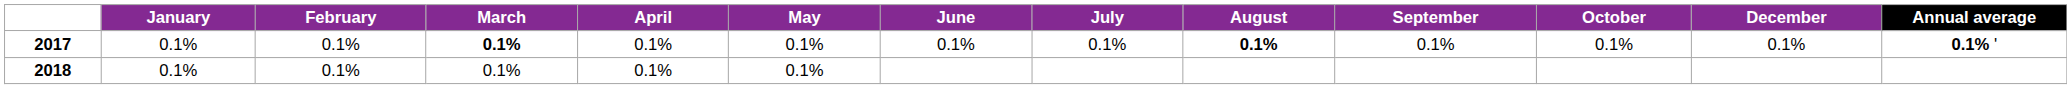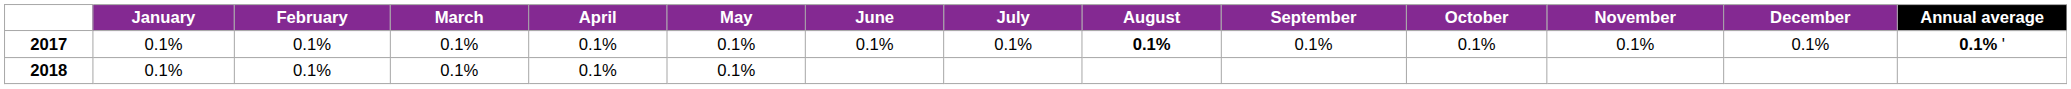+ column: (1635, 17)
(502, 44) bold -> (459, 44) normal
